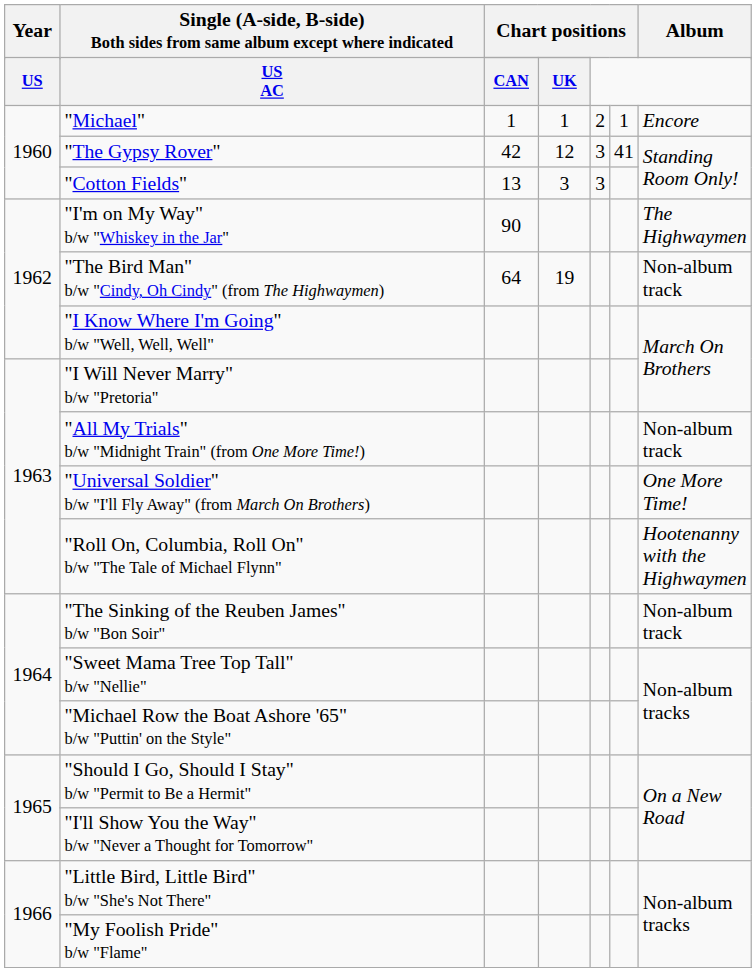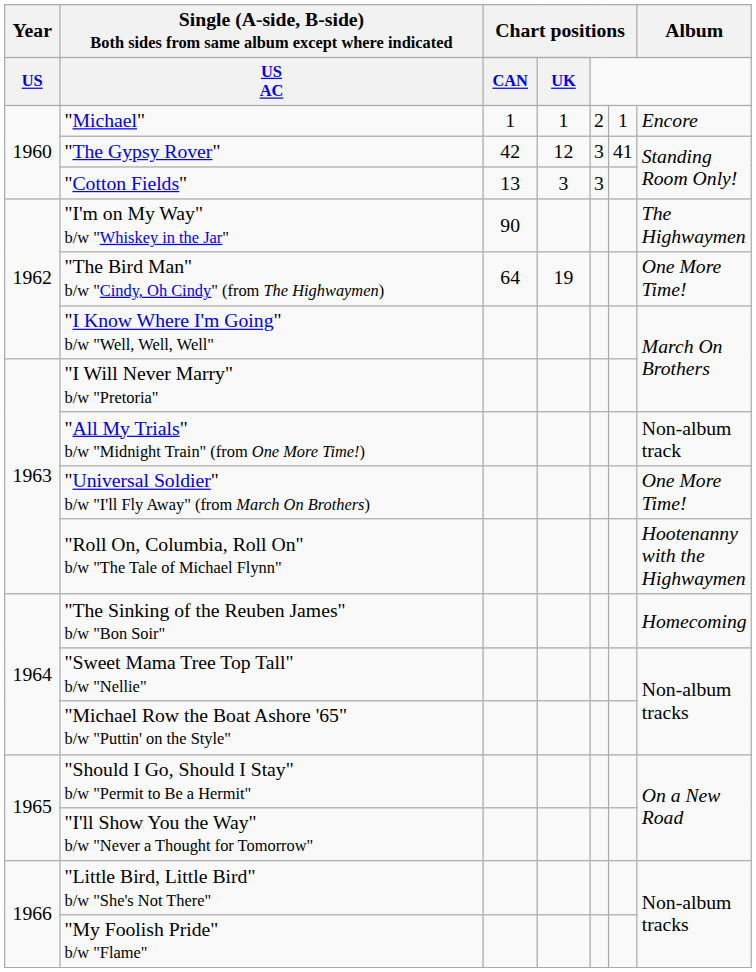(688, 278) Non-album track -> (682, 278) One More Time!
(688, 620) Non-album track -> (694, 620) Homecoming
